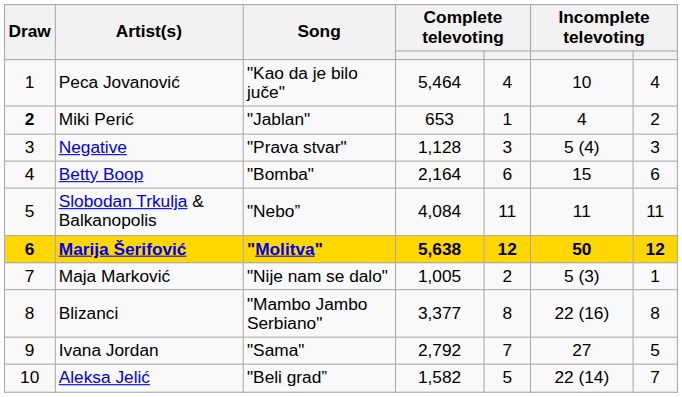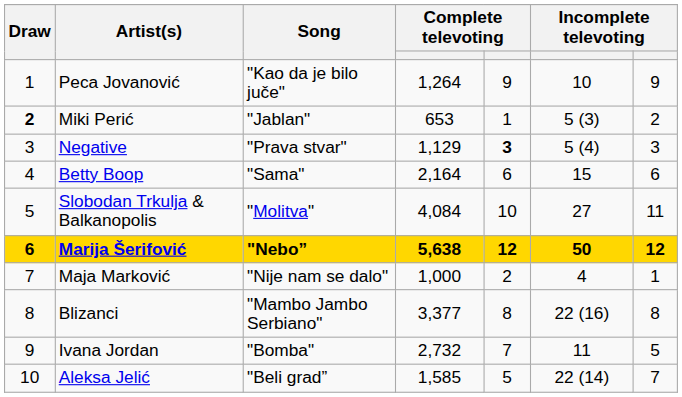(440, 82) 5,464 -> (439, 82) 1,264
(507, 82) 4 -> (507, 82) 9
(655, 82) 4 -> (655, 82) 9
(582, 119) 4 -> (582, 119) 5 (3)
(440, 147) 1,128 -> (439, 147) 1,129
(507, 147) normal -> (507, 147) bold
(280, 174) "Bomba" -> (276, 174) "Sama"
(274, 211) "Nebo” -> (281, 211) "Molitva"
(507, 211) 11 -> (507, 211) 10
(582, 211) 11 -> (582, 211) 27
(285, 248) "Molitva" -> (277, 248) "Nebo”
(440, 276) 1,005 -> (439, 276) 1,000
(582, 276) 5 (3) -> (582, 276) 4
(276, 350) "Sama" -> (281, 350) "Bomba"
(440, 350) 2,792 -> (439, 350) 2,732
(582, 350) 27 -> (582, 350) 11
(440, 377) 1,582 -> (439, 377) 1,585
